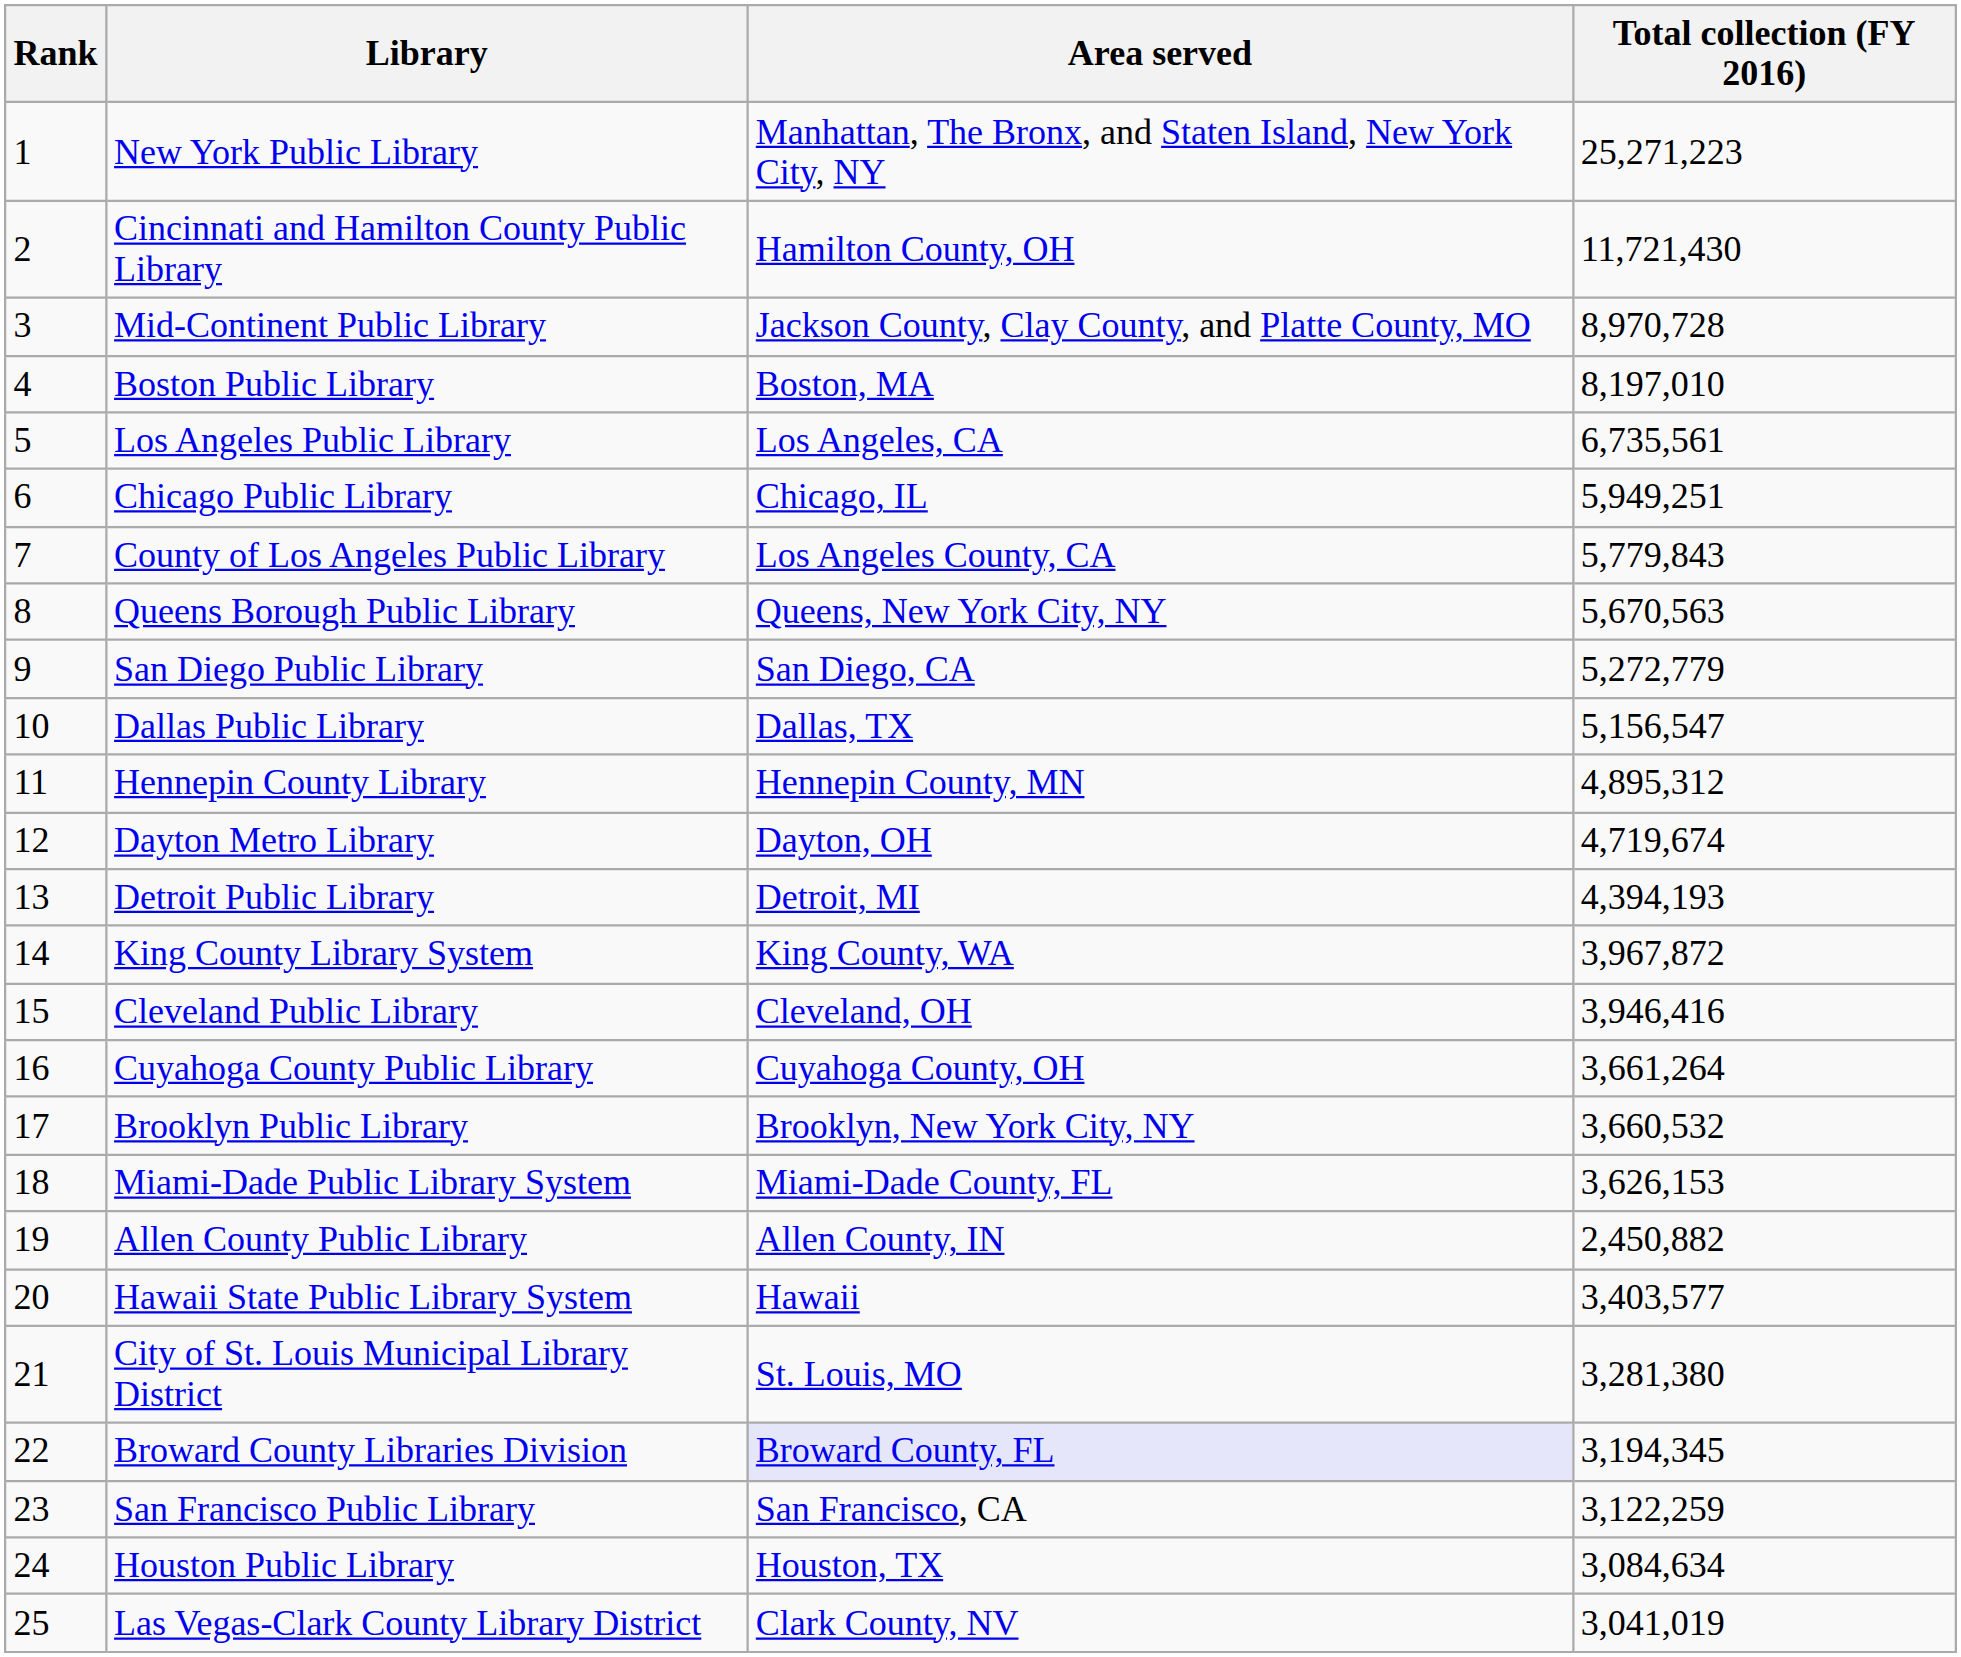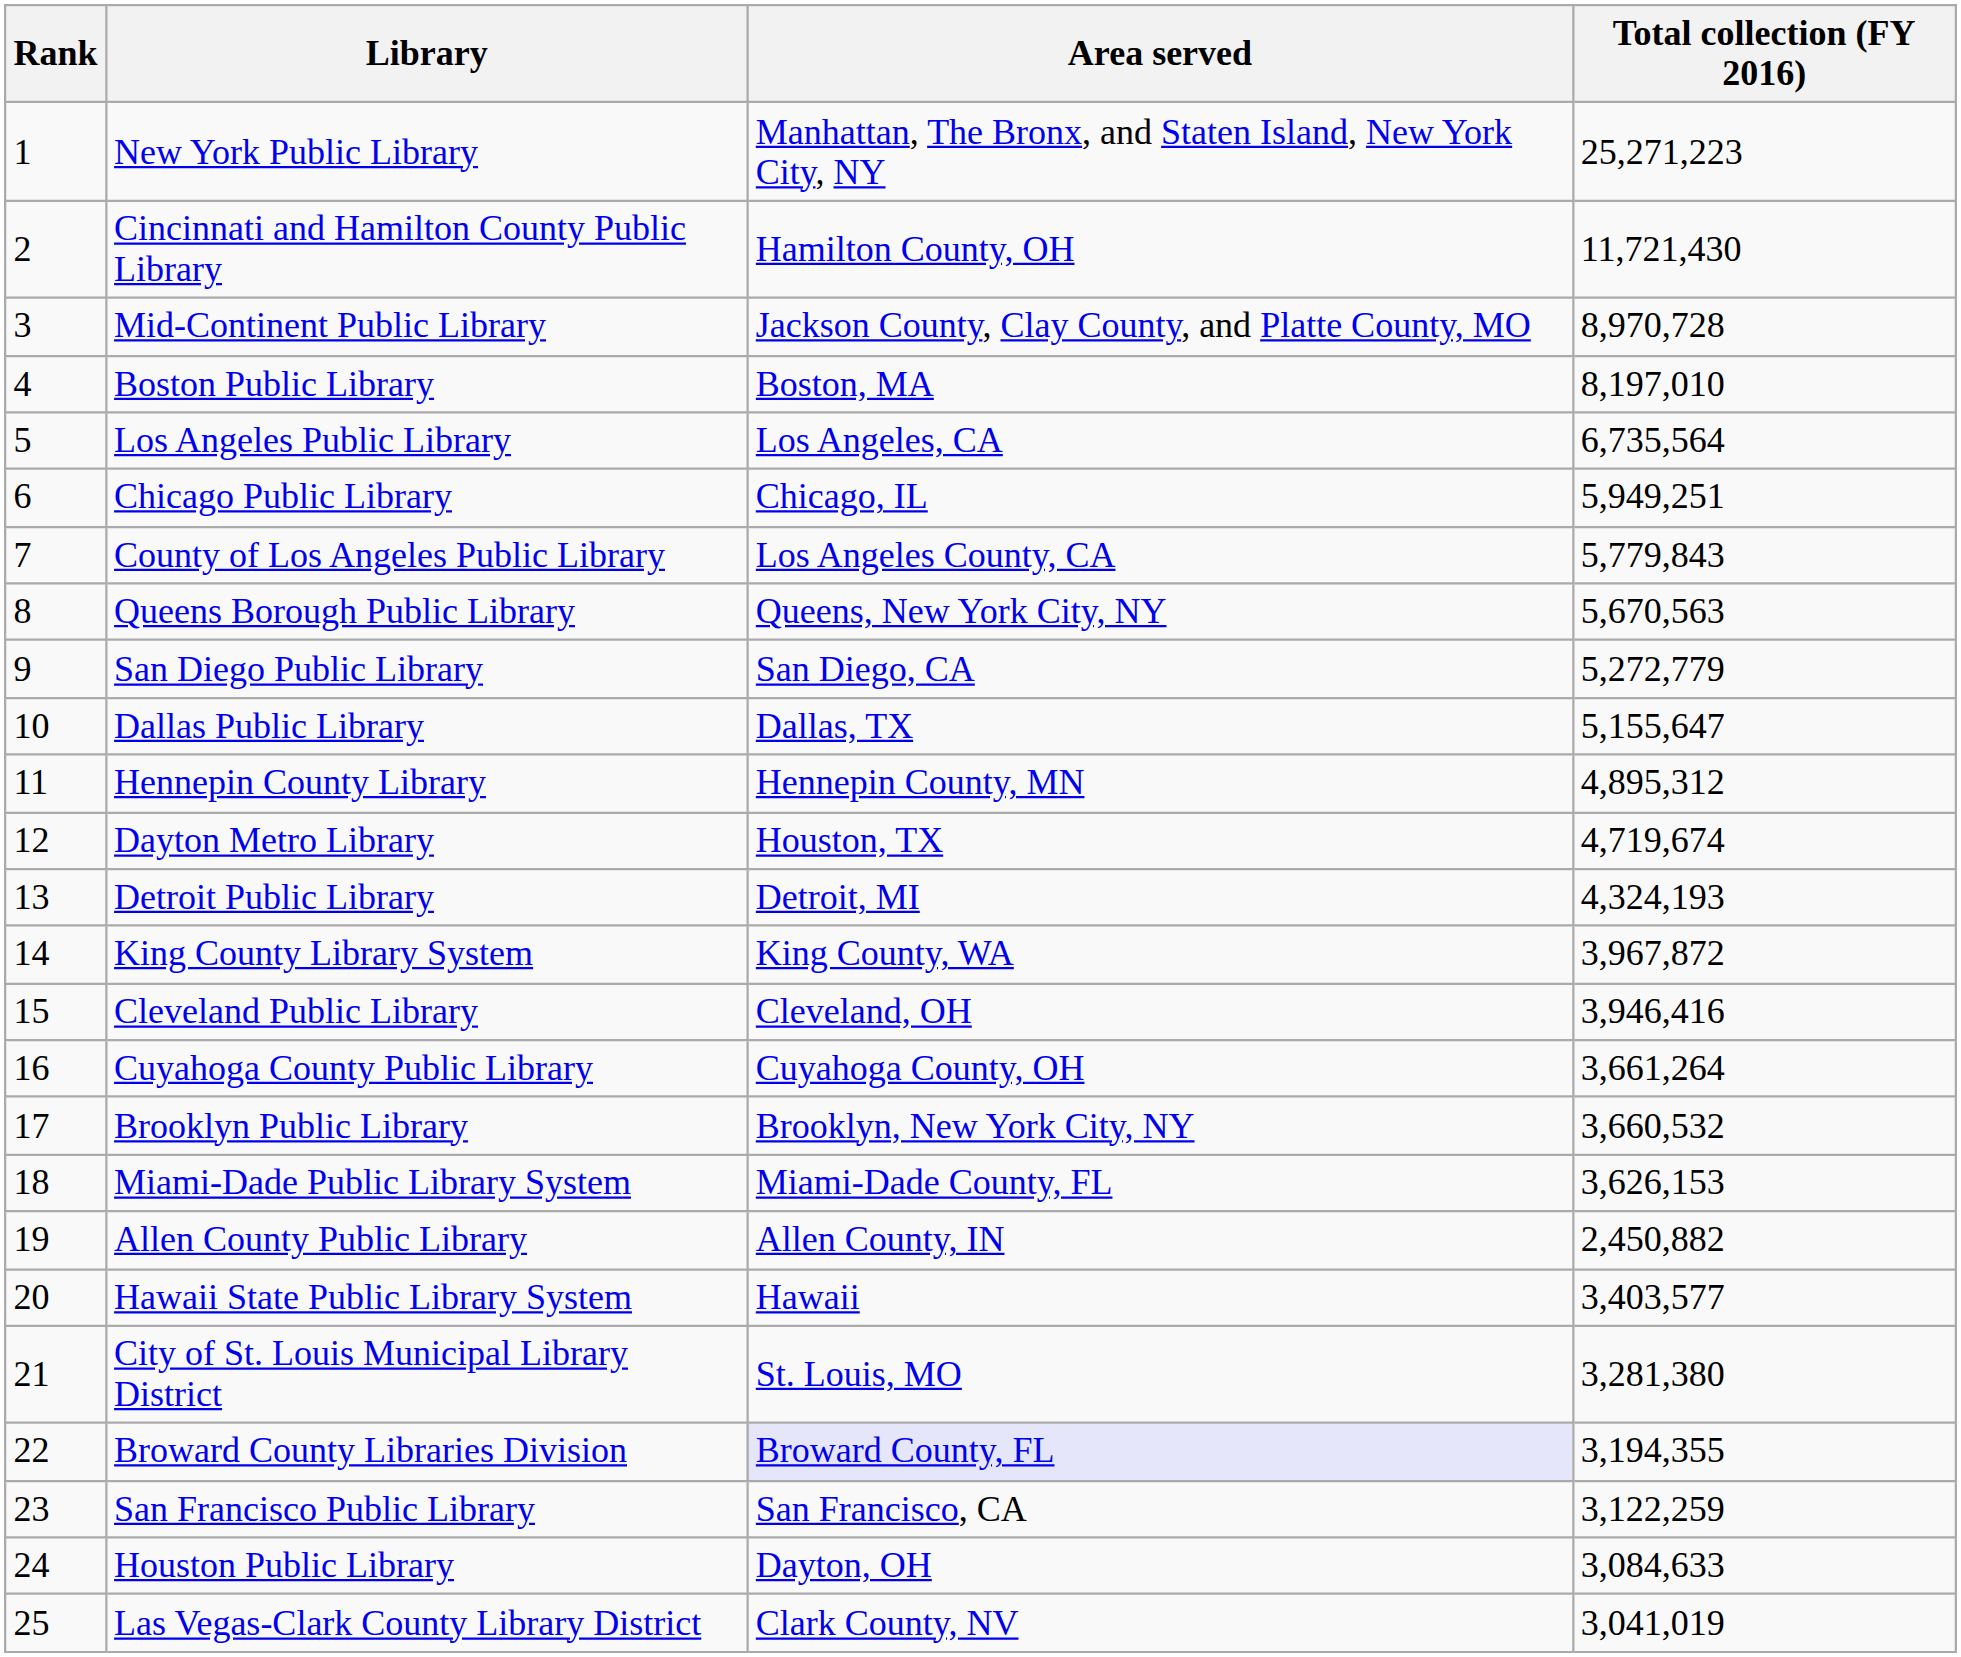(1653, 440) 6,735,561 -> (1653, 440) 6,735,564
(1653, 725) 5,156,547 -> (1653, 725) 5,155,647
(844, 839) Dayton, OH -> (849, 839) Houston, TX
(1653, 896) 4,394,193 -> (1653, 896) 4,324,193
(1653, 1451) 3,194,345 -> (1653, 1451) 3,194,355
(849, 1565) Houston, TX -> (844, 1565) Dayton, OH
(1653, 1565) 3,084,634 -> (1653, 1565) 3,084,633
